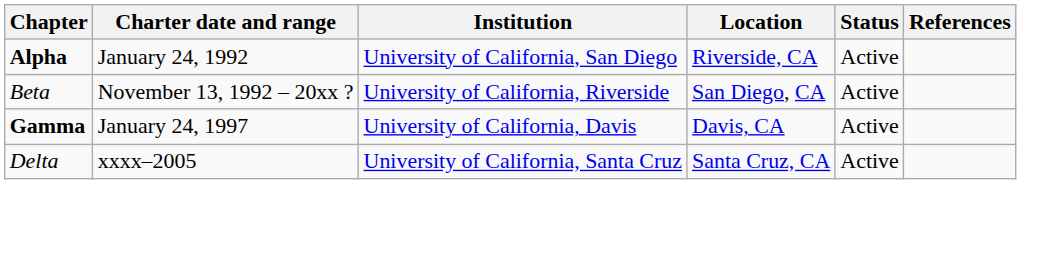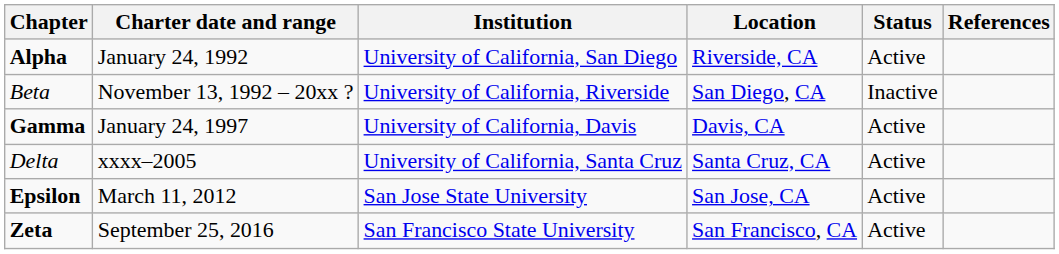(870, 91) Active -> (902, 91) Inactive
+ row: (45, 195)
+ row: (31, 230)
